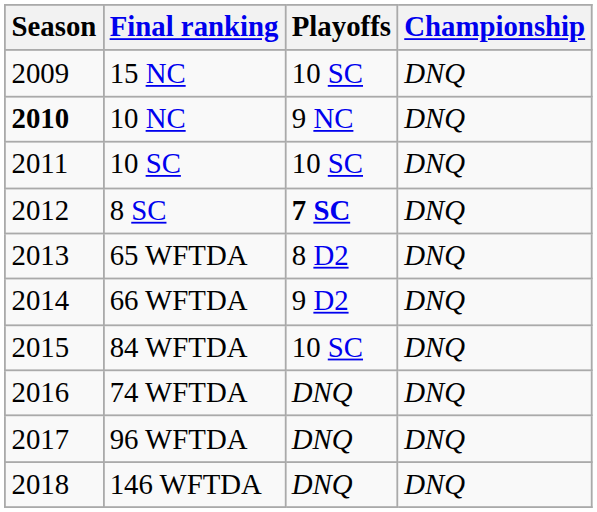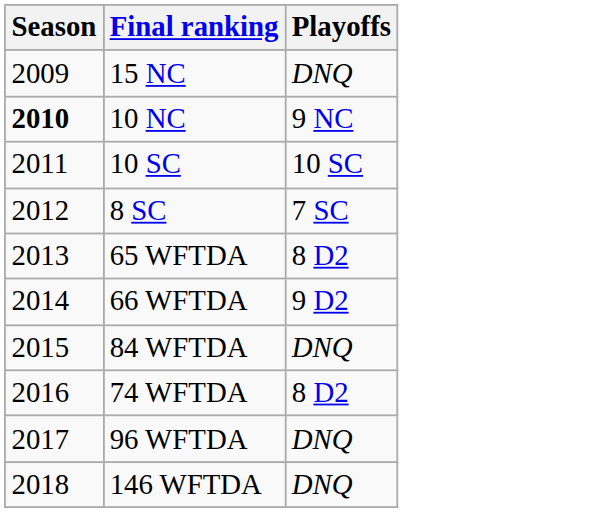- column: (495, 27)
(327, 73) 10 SC -> (322, 73) DNQ
(321, 210) bold -> (320, 210) normal
(327, 347) 10 SC -> (322, 347) DNQ
(322, 392) DNQ -> (320, 392) 8 D2
